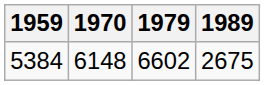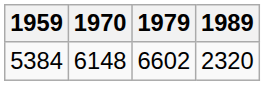(227, 60) 2675 -> (227, 60) 2320
